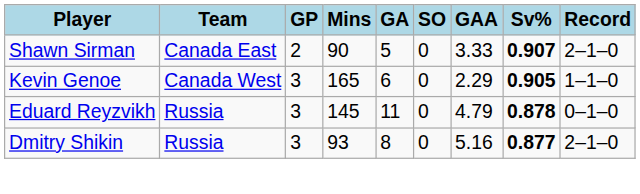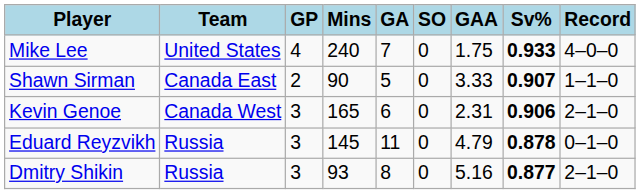+ row: (48, 50)
(591, 50) 2–1–0 -> (591, 81) 1–1–0
(474, 81) 2.29 -> (474, 111) 2.31
(531, 81) 0.905 -> (531, 111) 0.906
(591, 81) 1–1–0 -> (591, 111) 2–1–0
